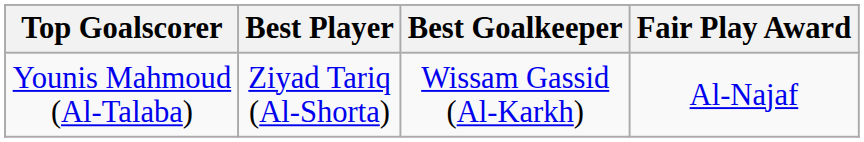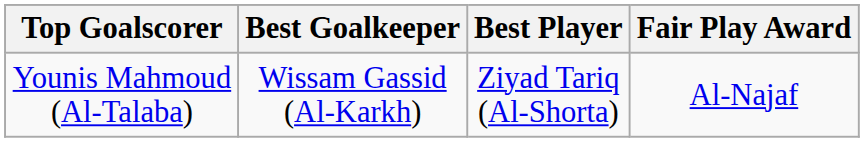columns swapped: (320, 28) <-> (515, 28)
